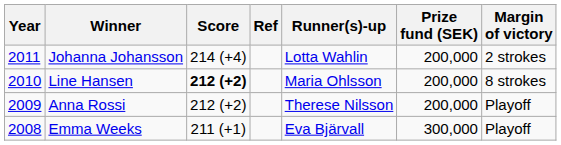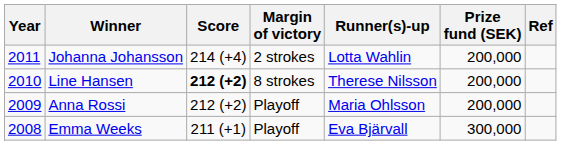columns swapped: (519, 25) <-> (266, 25)
(333, 81) Maria Ohlsson -> (382, 81) Therese Nilsson
(339, 105) Therese Nilsson -> (377, 105) Maria Ohlsson
